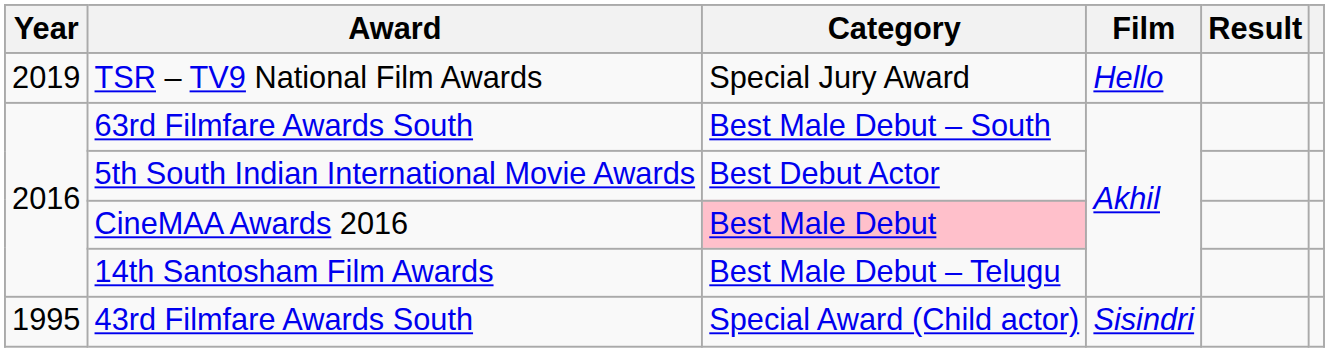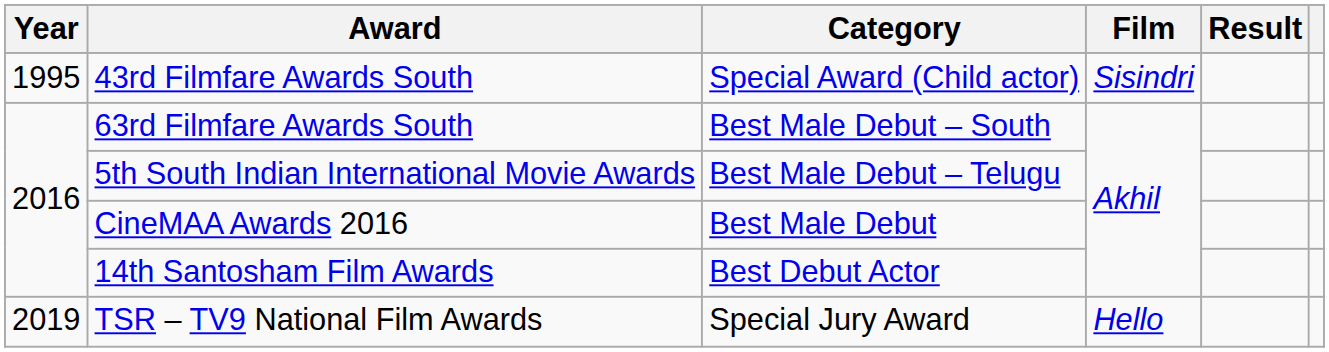rows swapped: (284, 321) <-> (318, 77)
(825, 175) Best Debut Actor -> (885, 175) Best Male Debut – Telugu
(823, 223) pink background -> (823, 223) no background
(885, 272) Best Male Debut – Telugu -> (825, 272) Best Debut Actor
